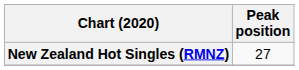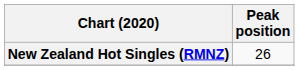(263, 53) 27 -> (263, 53) 26
